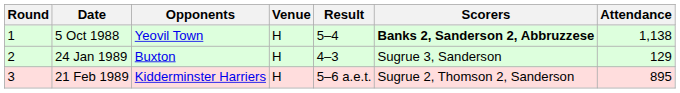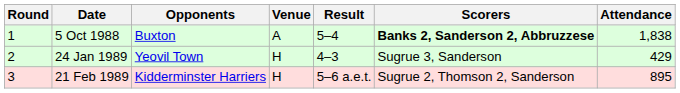(169, 35) Yeovil Town -> (155, 35) Buxton
(277, 35) H -> (276, 35) A
(655, 35) 1,138 -> (655, 35) 1,838
(155, 56) Buxton -> (169, 56) Yeovil Town
(661, 56) 129 -> (661, 56) 429
